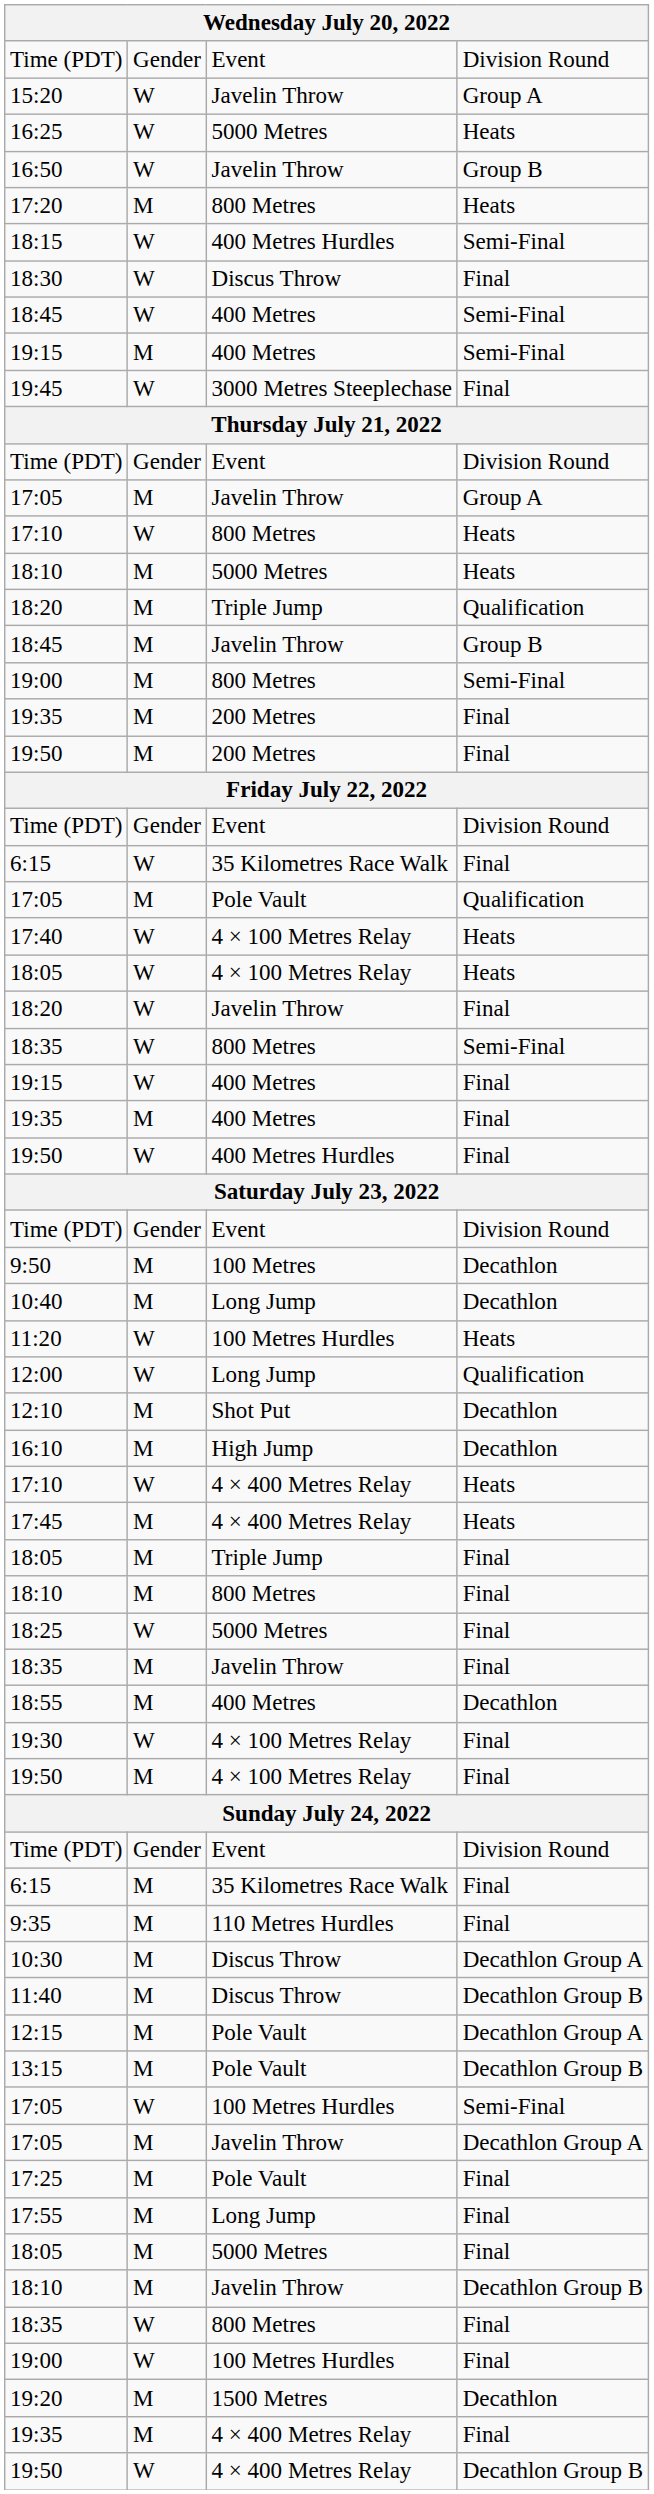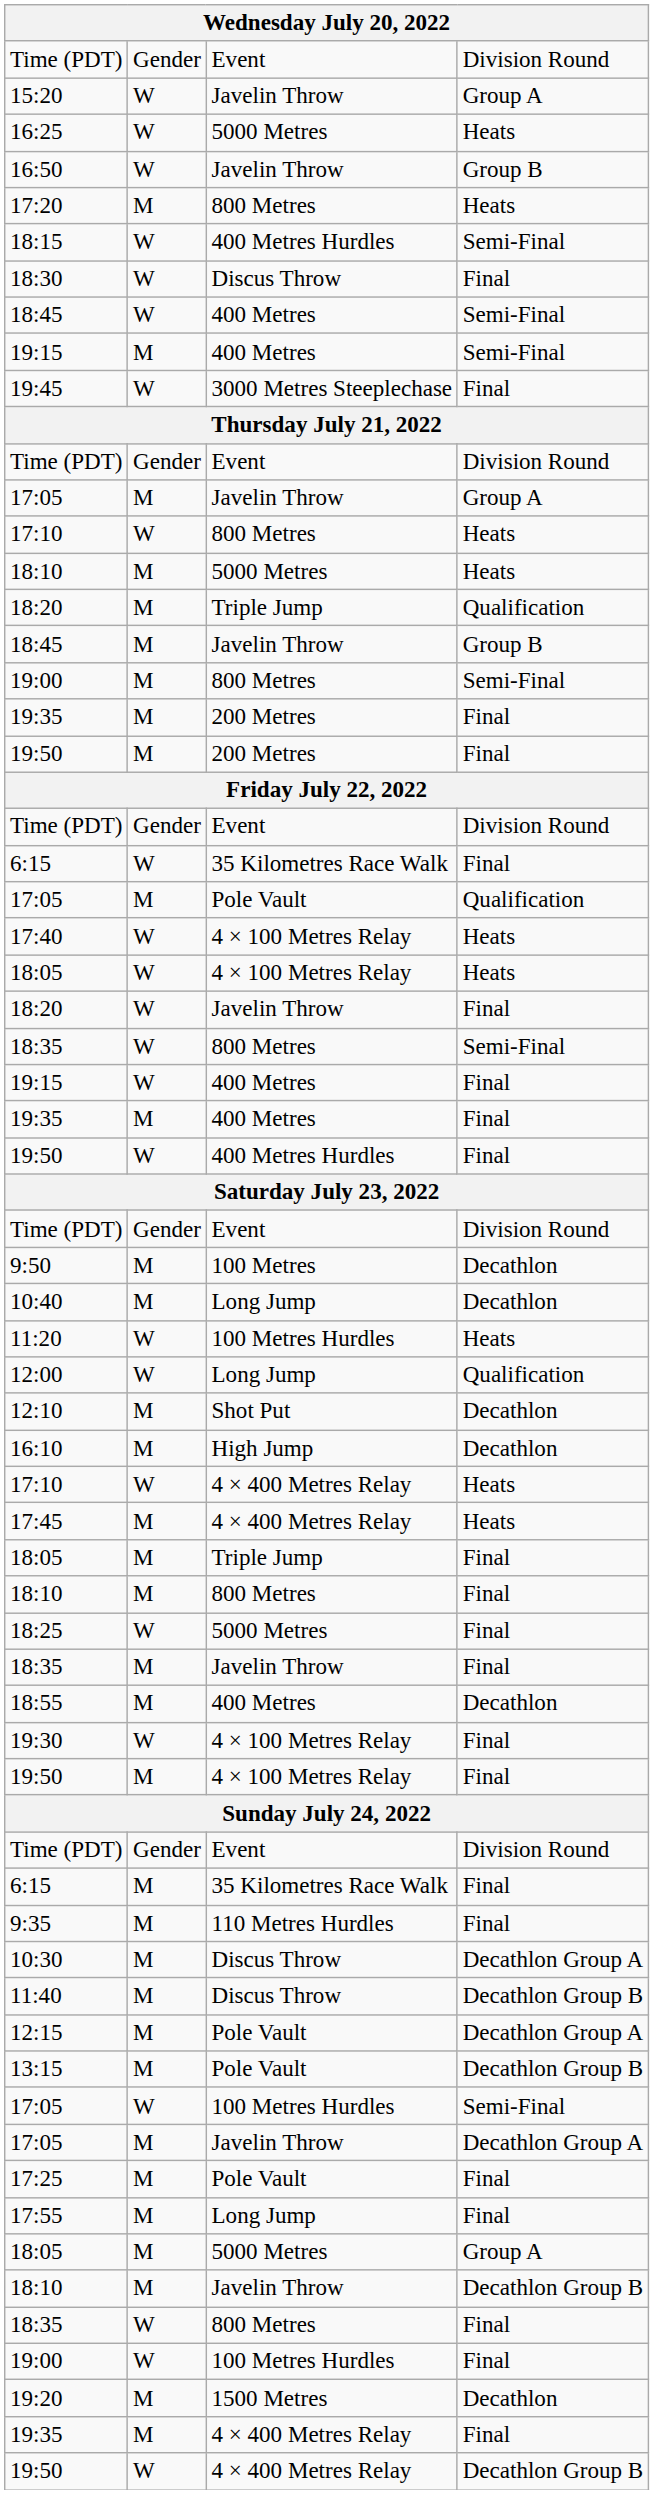(486, 2251) Final -> (503, 2251) Group A
